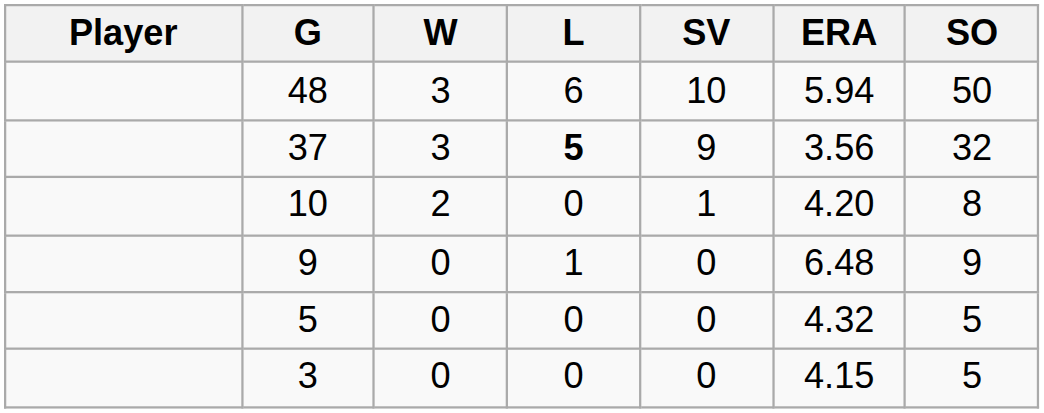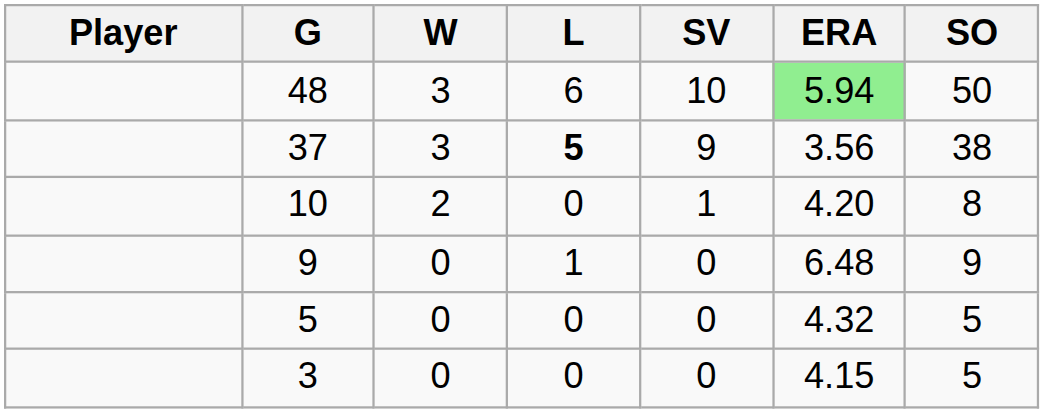(839, 90) no background -> (839, 90) lightgreen background
(972, 147) 32 -> (972, 147) 38
